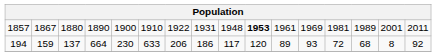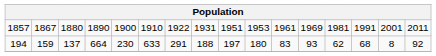(232, 28) 1948 -> (232, 28) 1951
(258, 28) bold -> (258, 28) normal
(365, 28) 1989 -> (365, 28) 1991
(178, 43) 206 -> (178, 43) 291
(205, 43) 186 -> (205, 43) 188
(232, 43) 117 -> (232, 43) 197
(258, 43) 120 -> (258, 43) 180
(285, 43) 89 -> (285, 43) 83
(338, 43) 72 -> (338, 43) 62
